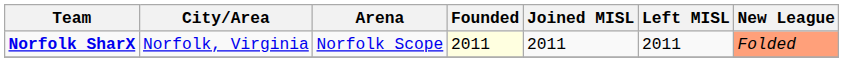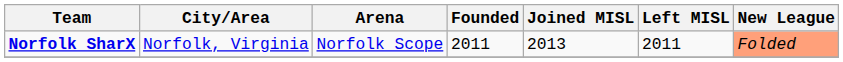(471, 44) lightyellow background -> (471, 44) no background
(547, 44) 2011 -> (547, 44) 2013
